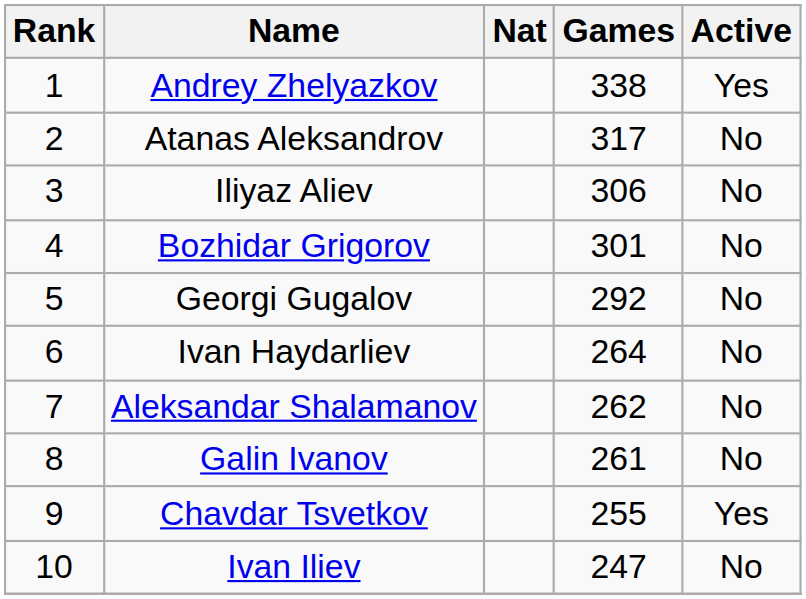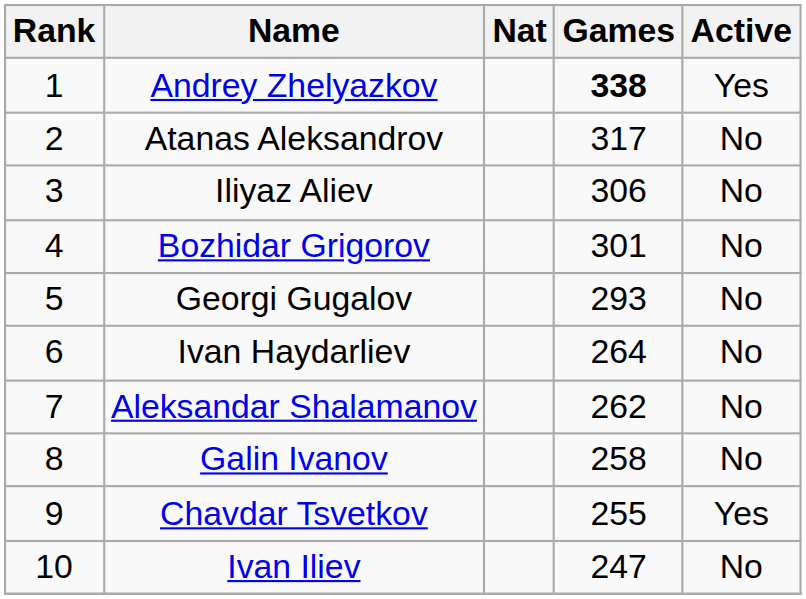(619, 84) normal -> (619, 84) bold
(619, 298) 292 -> (619, 298) 293
(619, 459) 261 -> (619, 459) 258
